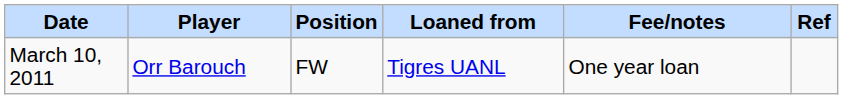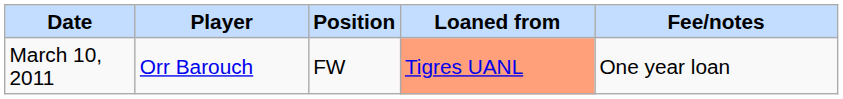- column: (814, 21)
(446, 66) no background -> (464, 66) lightsalmon background
